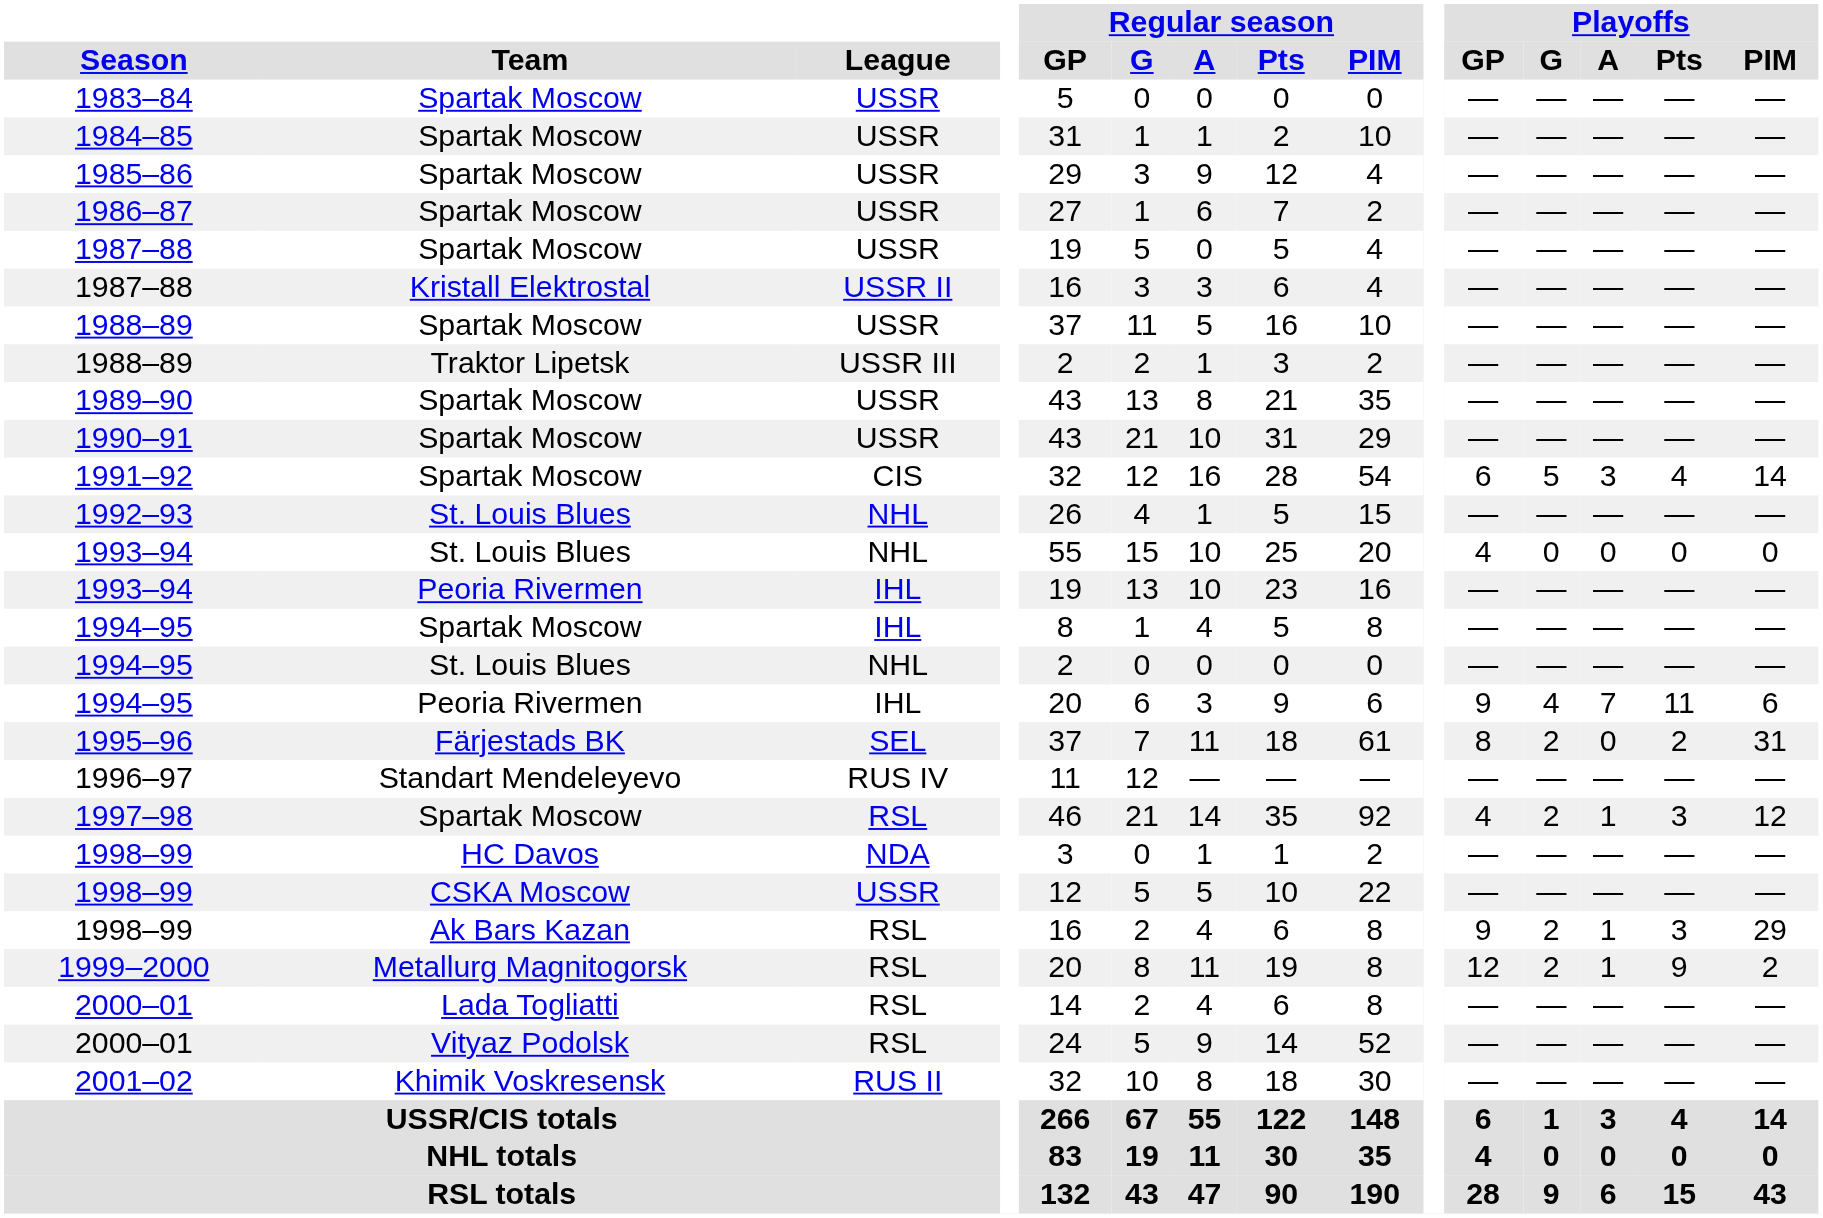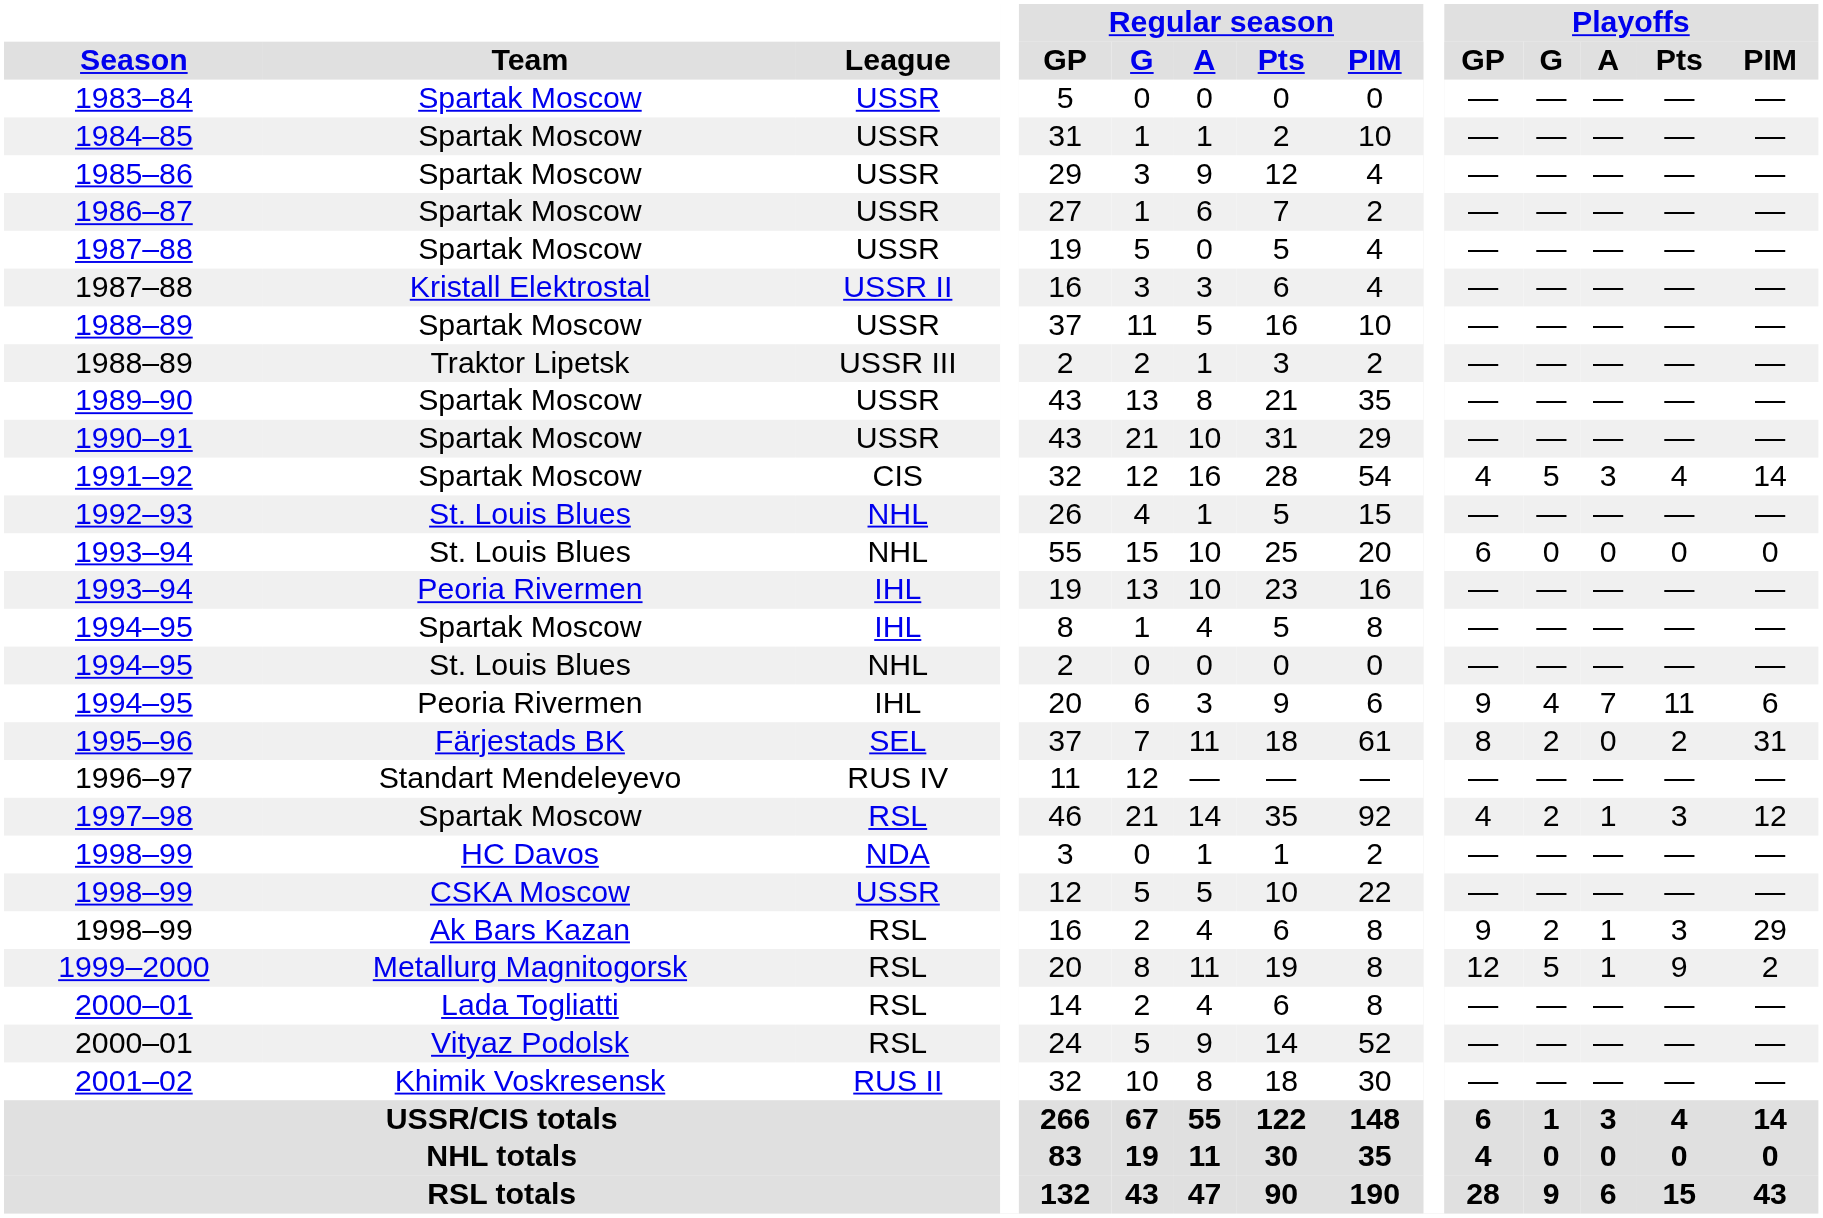(1483, 476) 6 -> (1483, 476) 4
(1483, 551) 4 -> (1483, 551) 6
(1551, 967) 2 -> (1551, 967) 5
